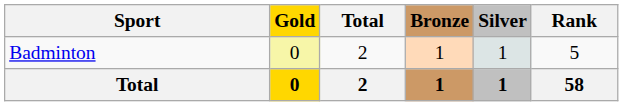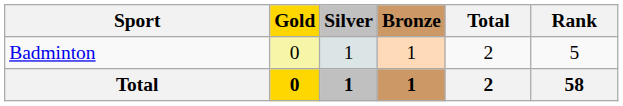columns swapped: (503, 20) <-> (363, 20)
